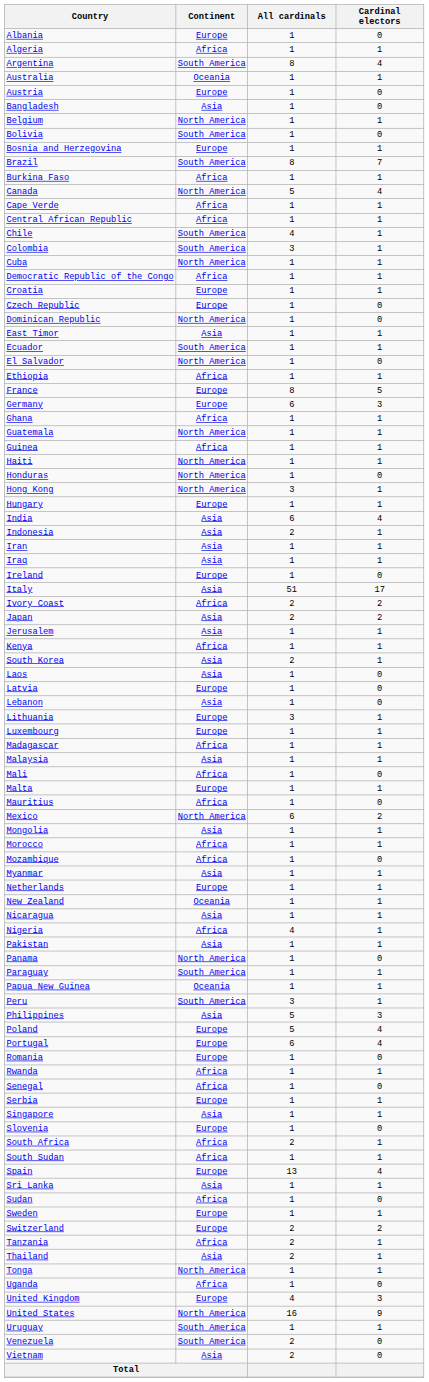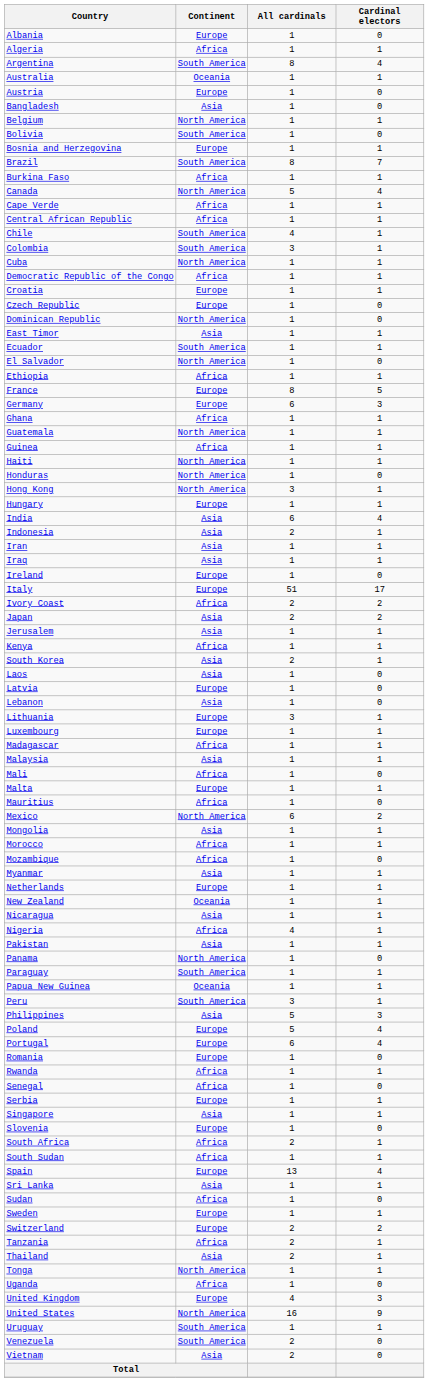(212, 589) Asia -> (212, 589) Europe
